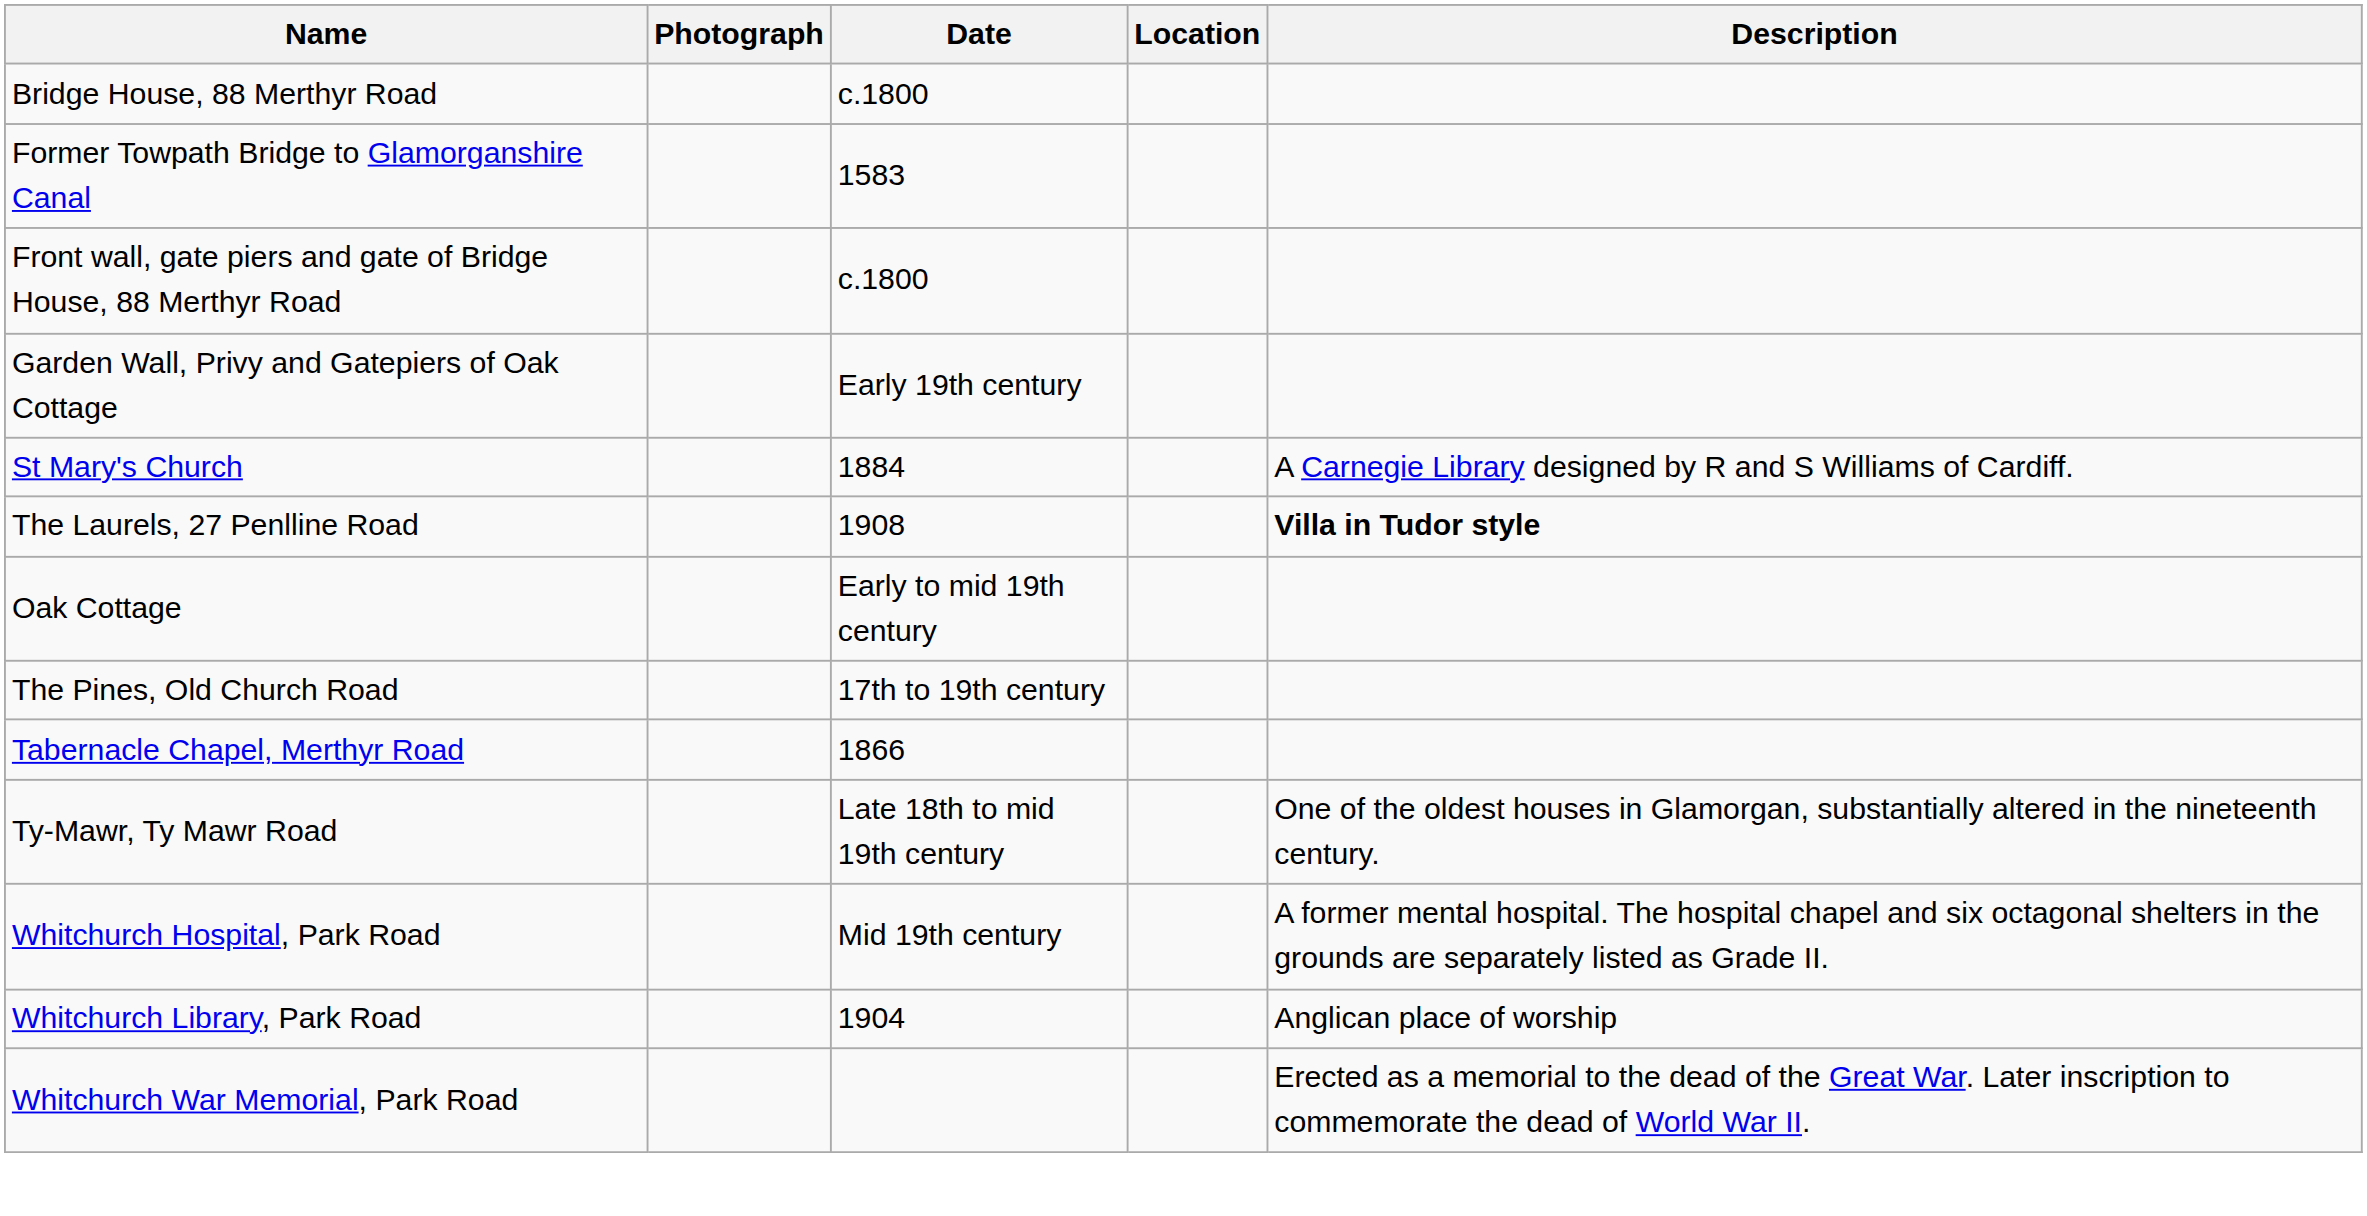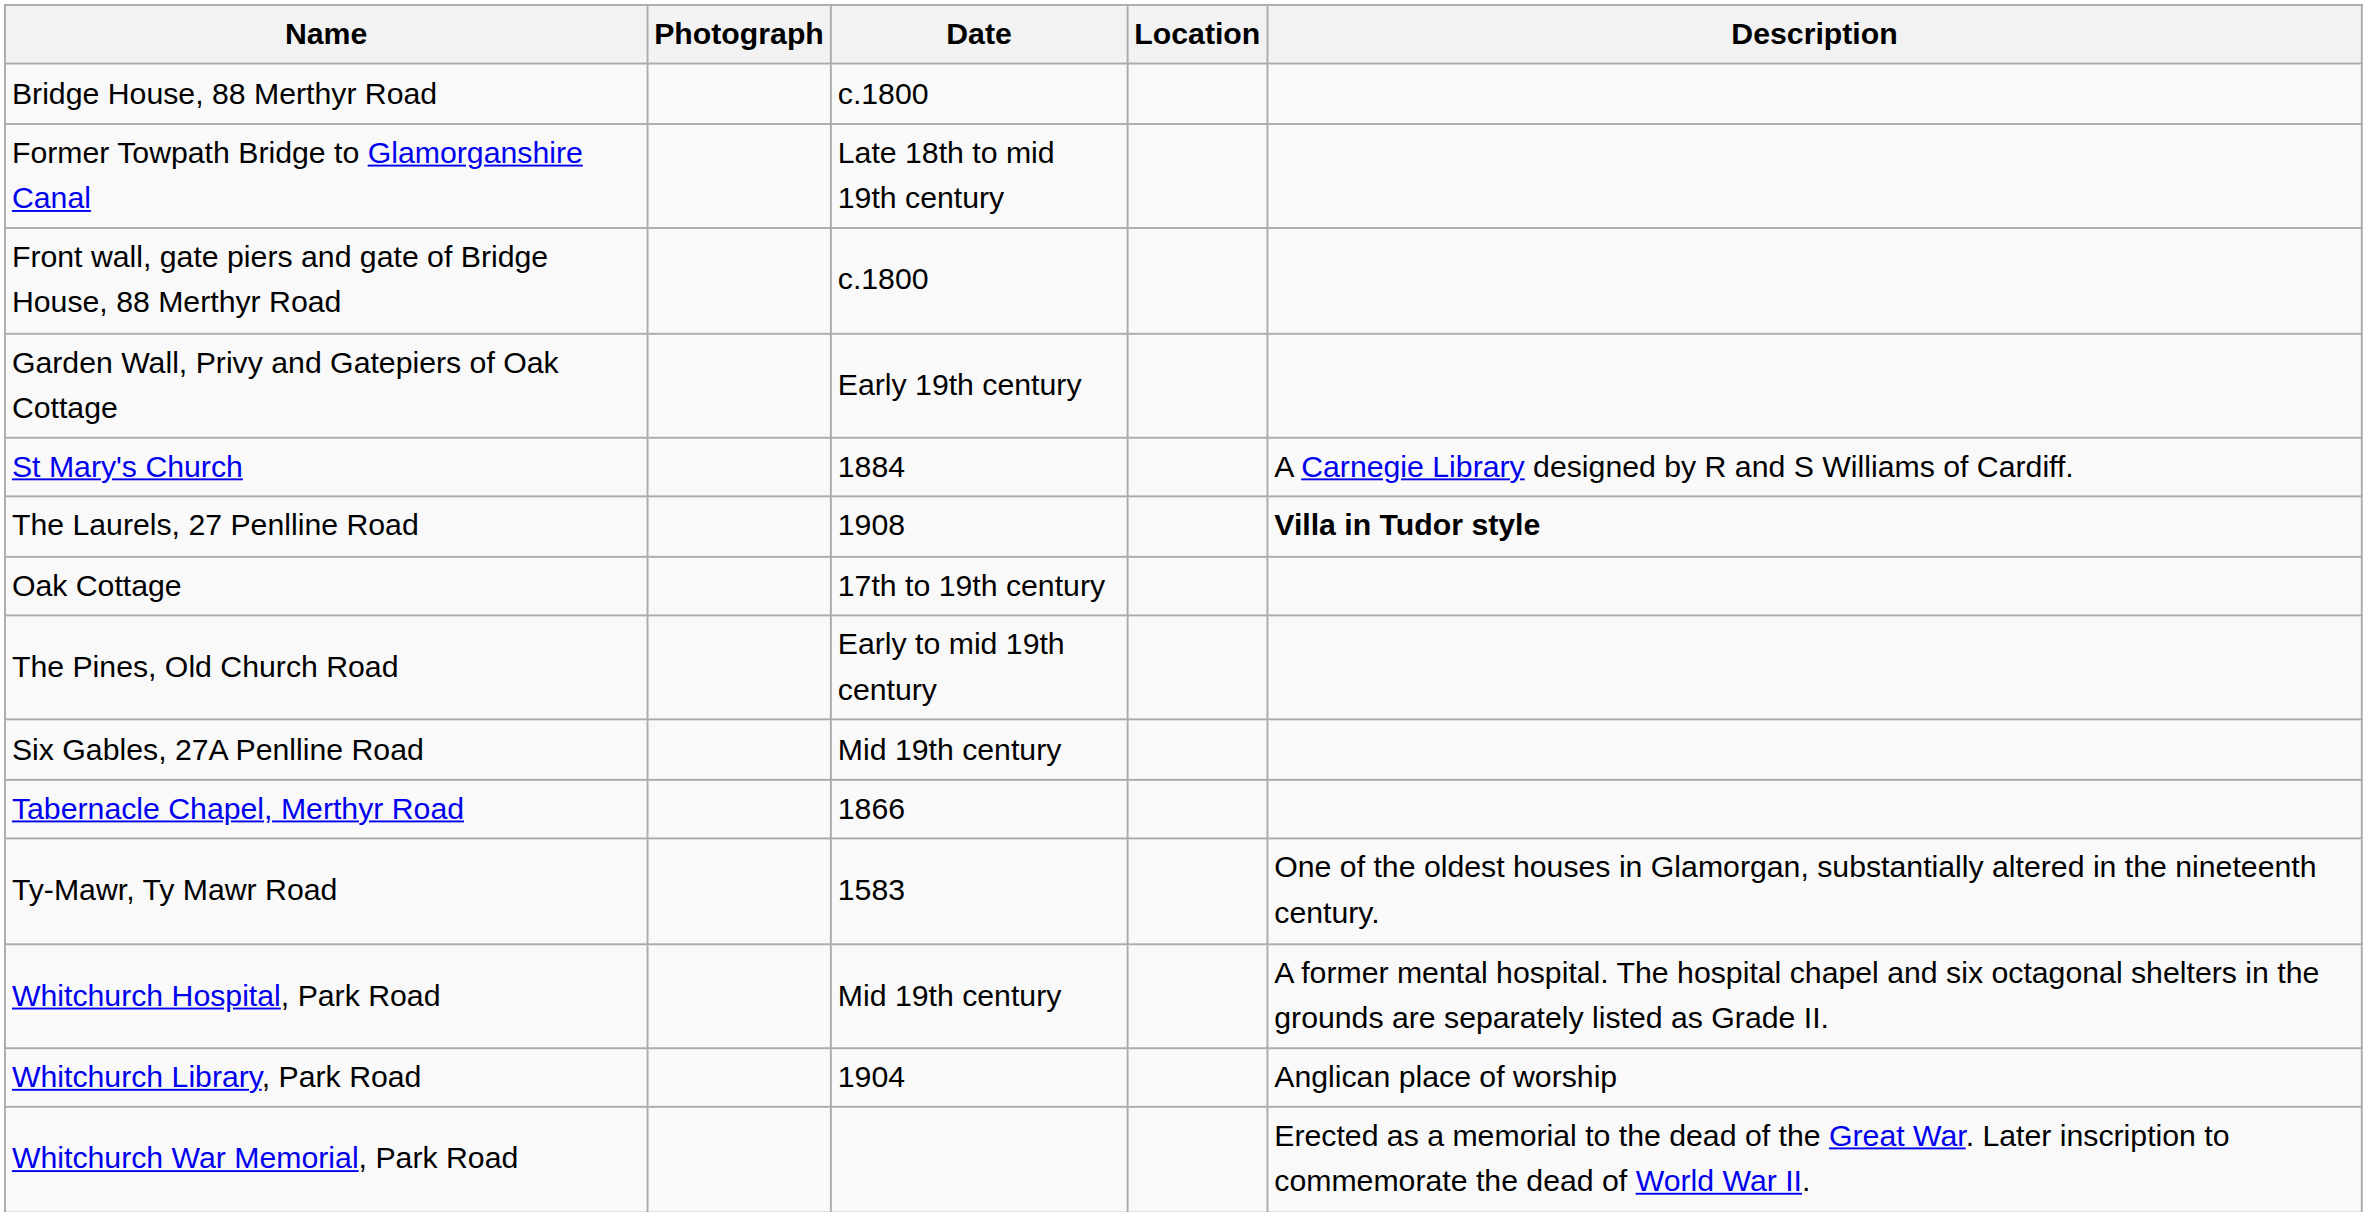(871, 175) 1583 -> (946, 175) Late 18th to mid 19th century
(951, 608) Early to mid 19th century -> (971, 585) 17th to 19th century
(971, 689) 17th to 19th century -> (951, 667) Early to mid 19th century
+ row: (218, 749)
(946, 831) Late 18th to mid 19th century -> (871, 890) 1583
